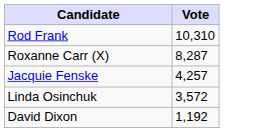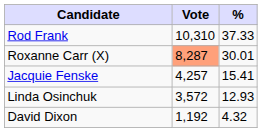+ column: (238, 14)
(192, 55) no background -> (192, 55) lightsalmon background
